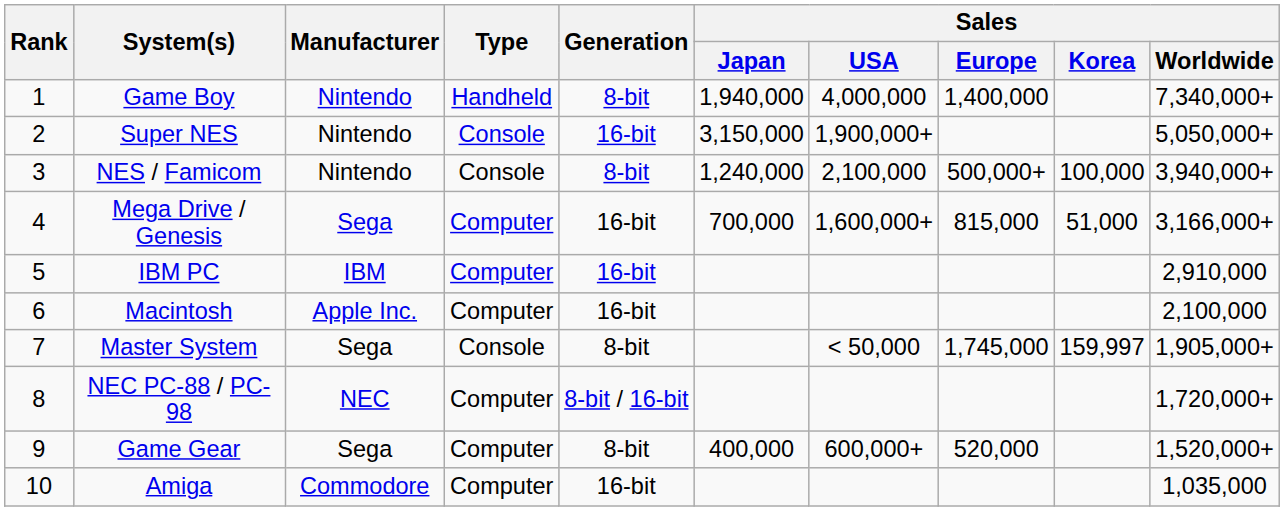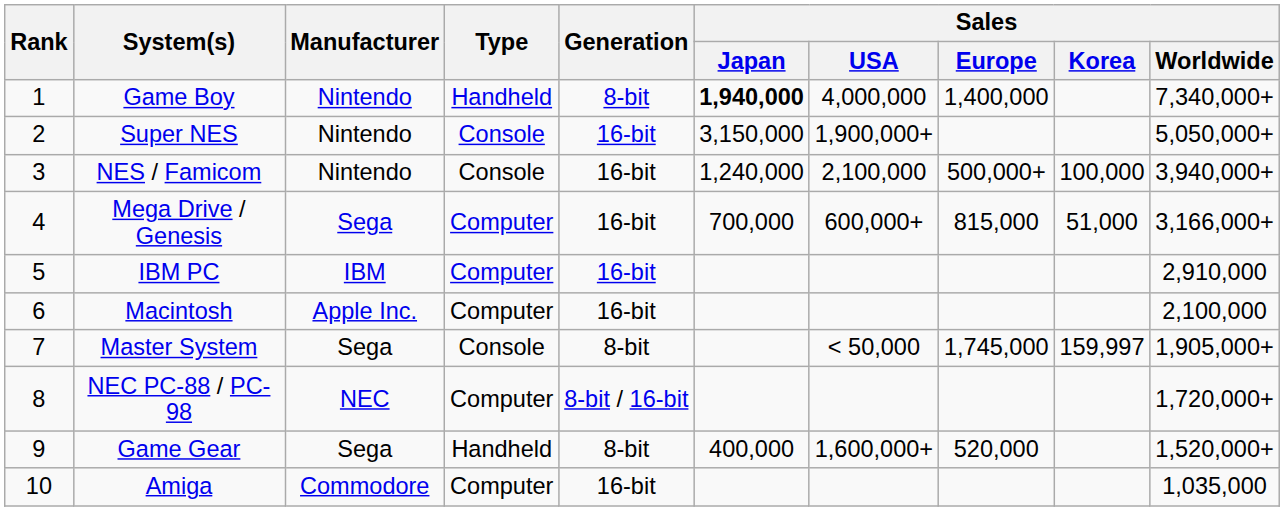(752, 97) normal -> (752, 97) bold
(626, 172) 8-bit -> (626, 172) 16-bit
(874, 222) 1,600,000+ -> (874, 222) 600,000+
(502, 449) Computer -> (502, 449) Handheld
(874, 449) 600,000+ -> (874, 449) 1,600,000+
